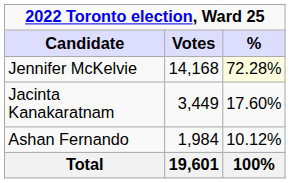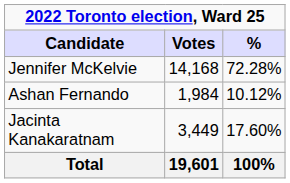(254, 69) lightyellow background -> (254, 69) no background
rows swapped: (61, 104) <-> (69, 139)
